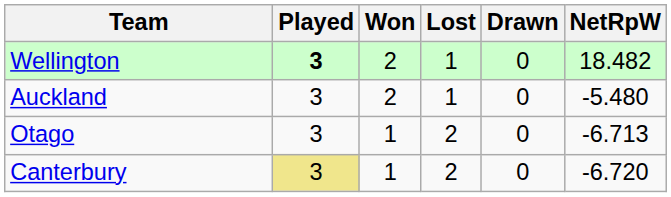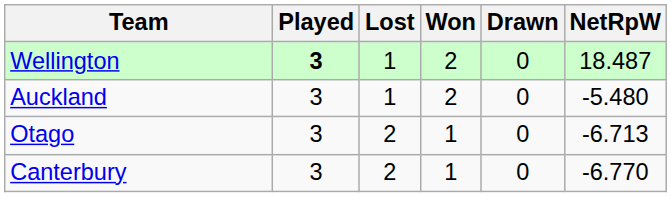columns swapped: (390, 23) <-> (451, 23)
(615, 60) 18.482 -> (615, 60) 18.487
(316, 172) khaki background -> (316, 172) no background
(615, 172) -6.720 -> (615, 172) -6.770
